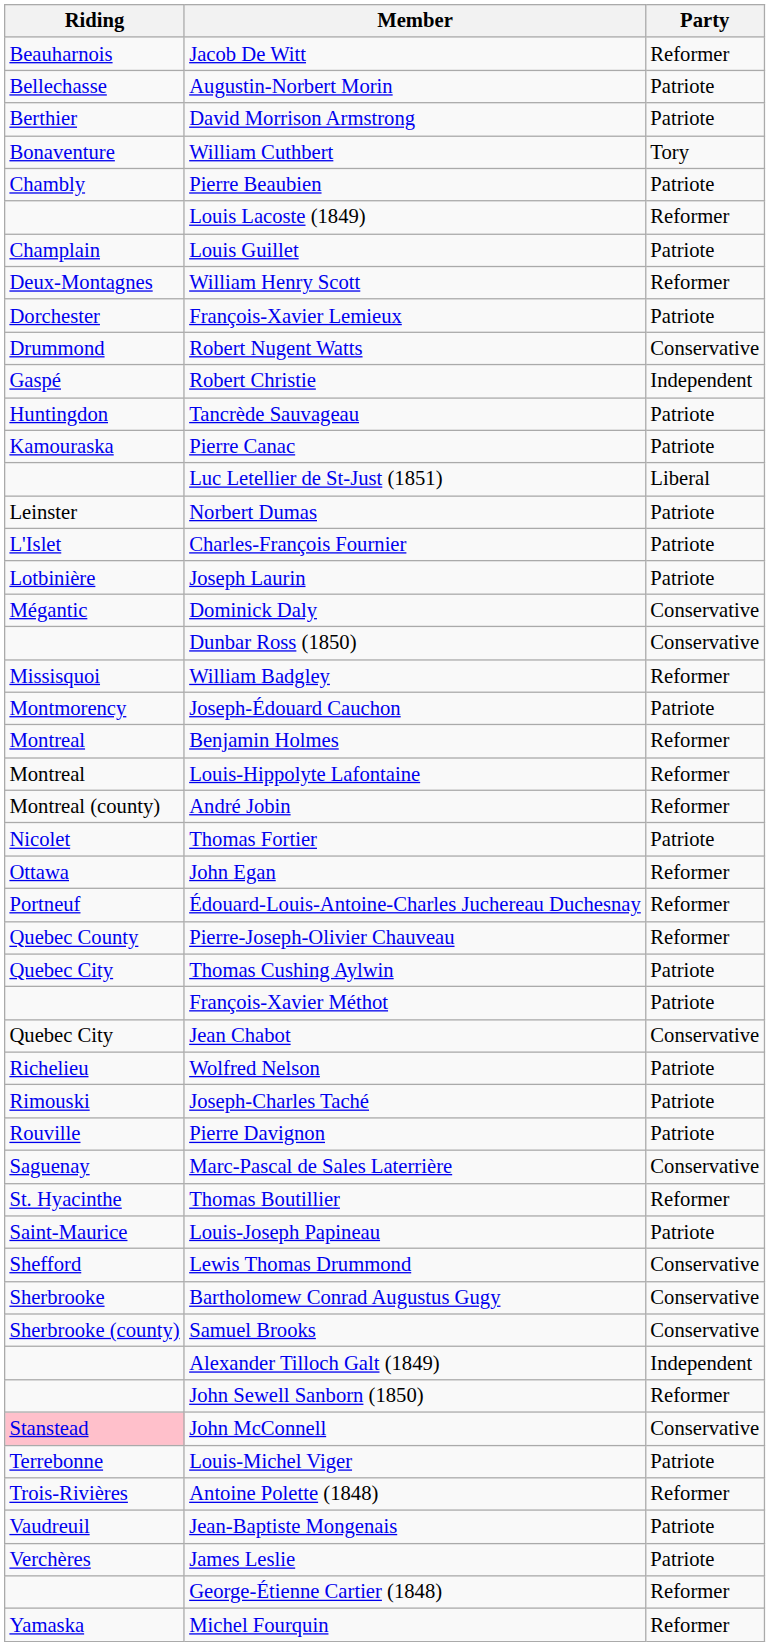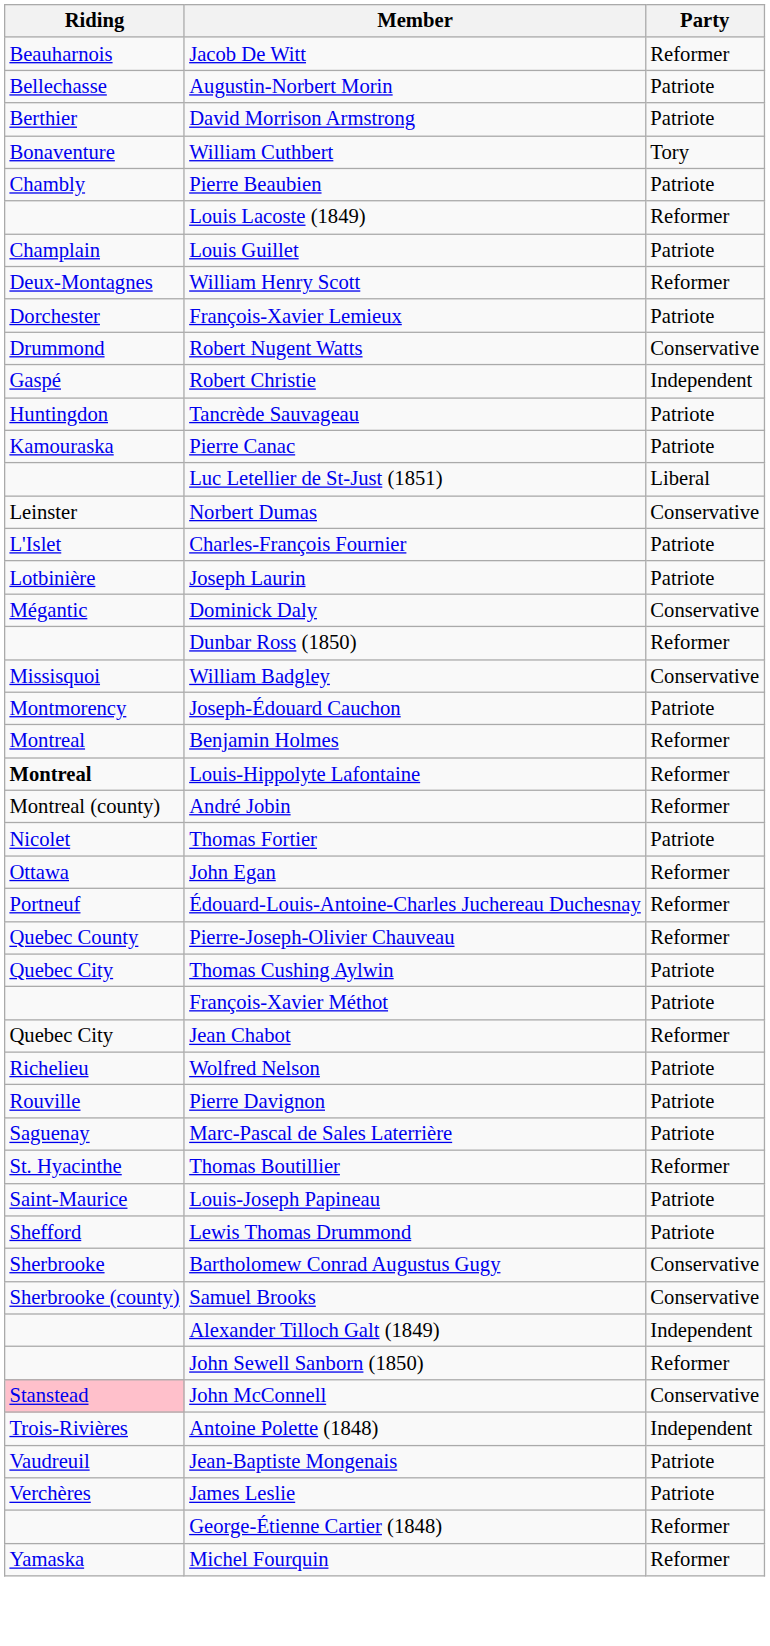(682, 511) Patriote -> (705, 511) Conservative
(705, 642) Conservative -> (690, 642) Reformer
(690, 675) Reformer -> (705, 675) Conservative
(47, 773) normal -> (50, 773) bold
(705, 1035) Conservative -> (690, 1035) Reformer
- row: (279, 1101)
(705, 1166) Conservative -> (682, 1133) Patriote
(705, 1264) Conservative -> (682, 1232) Patriote
- row: (271, 1461)
(690, 1493) Reformer -> (701, 1428) Independent
